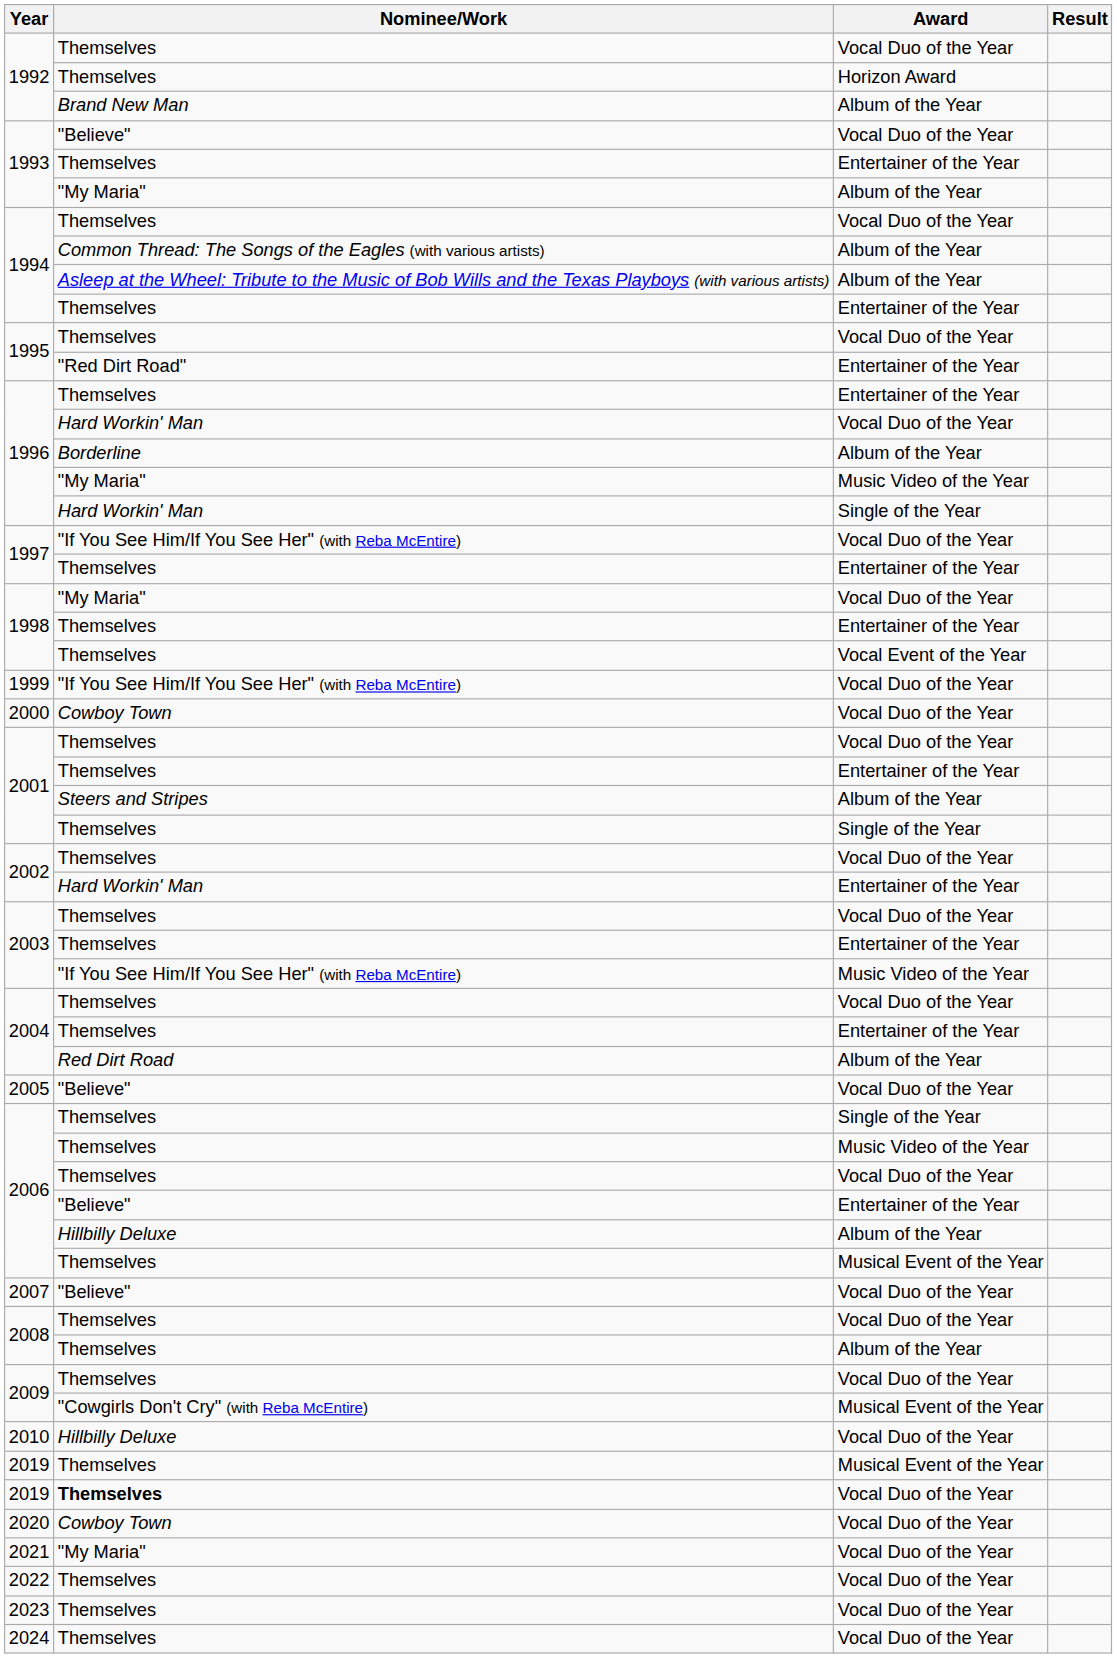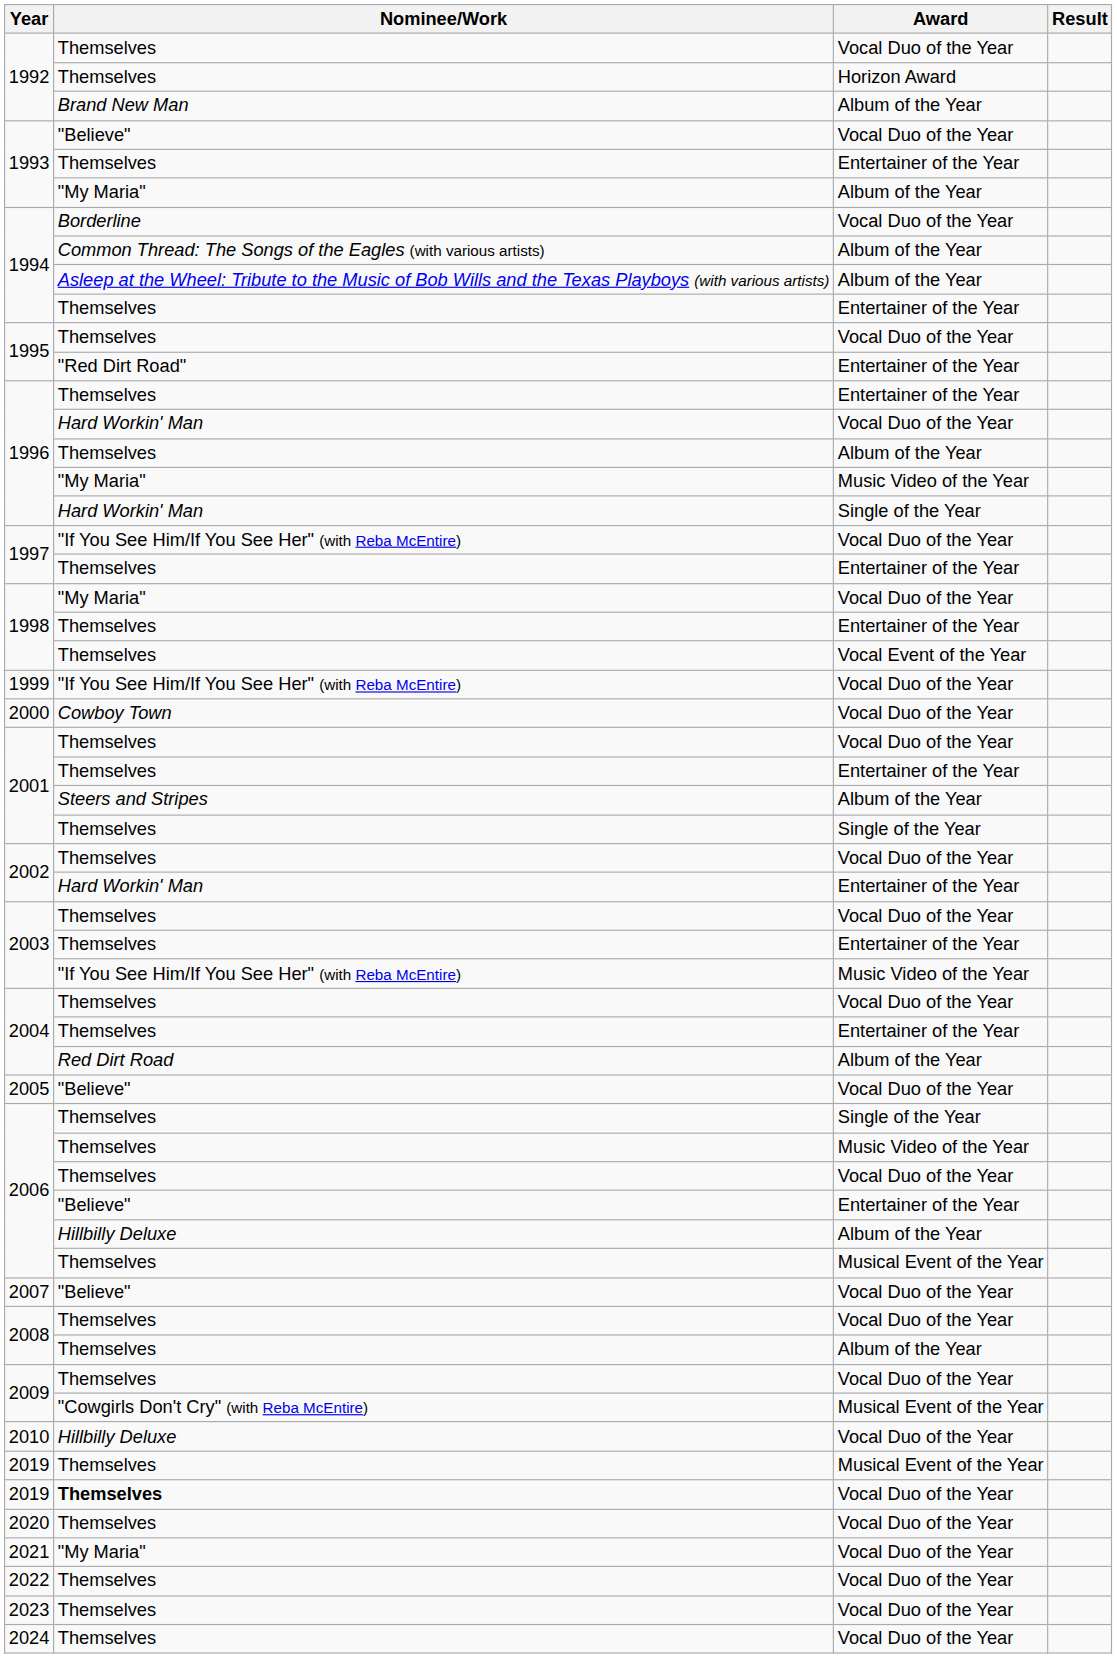(107, 221) Themselves -> (99, 221) Borderline
(99, 452) Borderline -> (107, 452) Themselves
(115, 1523) Cowboy Town -> (107, 1523) Themselves
